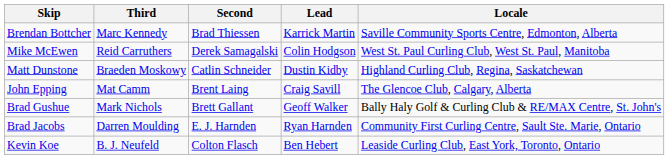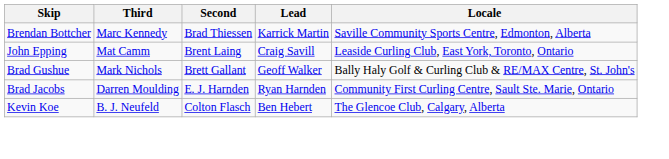- row: (42, 51)
- row: (42, 70)
(446, 88) The Glencoe Club, Calgary, Alberta -> (454, 51) Leaside Curling Club, East York, Toronto, Ontario
(481, 145) Leaside Curling Club, East York, Toronto, Ontario -> (420, 107) The Glencoe Club, Calgary, Alberta
